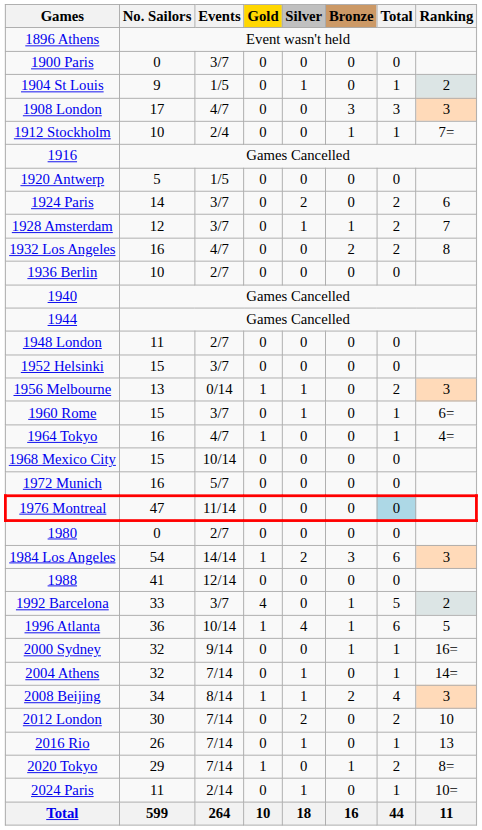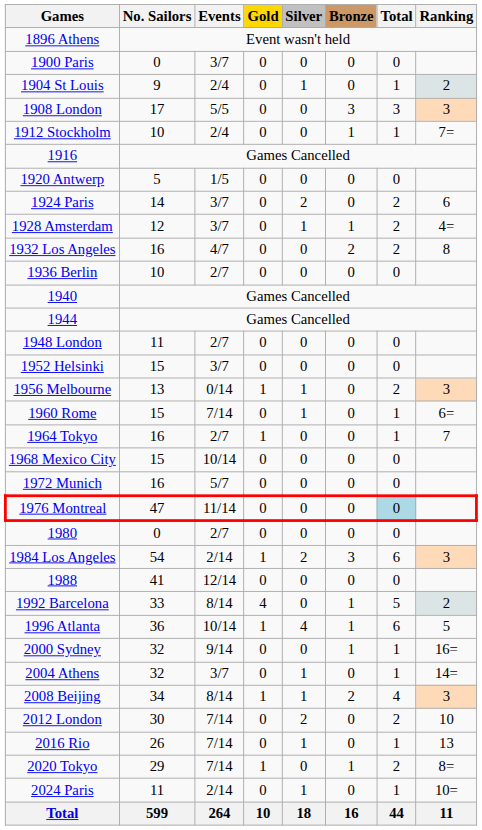(219, 86) 1/5 -> (219, 86) 2/4
(219, 109) 4/7 -> (219, 109) 5/5
(446, 226) 7 -> (446, 226) 4=
(219, 413) 3/7 -> (219, 413) 7/14
(219, 436) 4/7 -> (219, 436) 2/7
(446, 436) 4= -> (446, 436) 7
(219, 556) 14/14 -> (219, 556) 2/14
(219, 603) 3/7 -> (219, 603) 8/14
(219, 673) 7/14 -> (219, 673) 3/7
